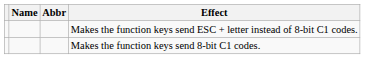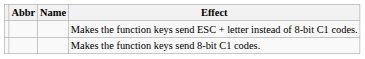columns swapped: (54, 12) <-> (25, 12)
